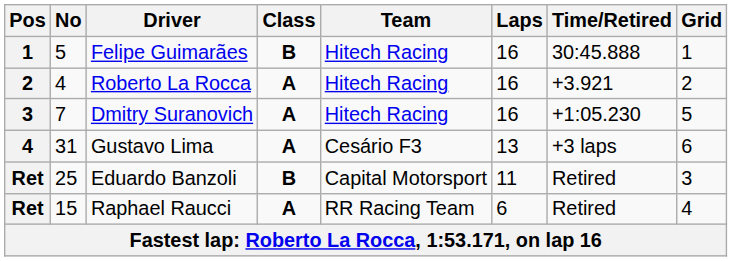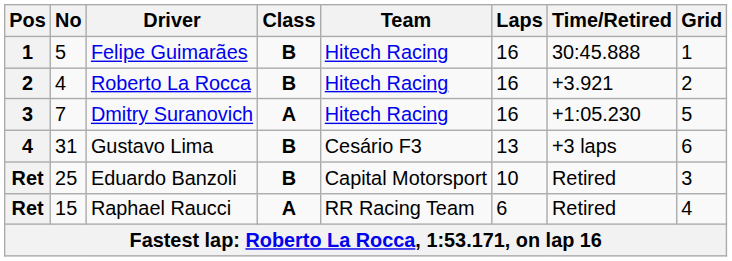(289, 84) A -> (289, 84) B
(289, 146) A -> (289, 146) B
(507, 178) 11 -> (507, 178) 10
